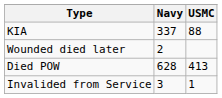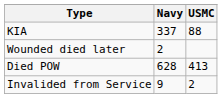(160, 85) 3 -> (160, 85) 9
(192, 85) 1 -> (192, 85) 2
